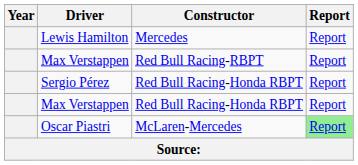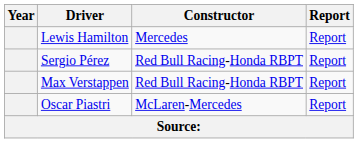- row: (85, 60)
(328, 127) lightgreen background -> (328, 105) no background
